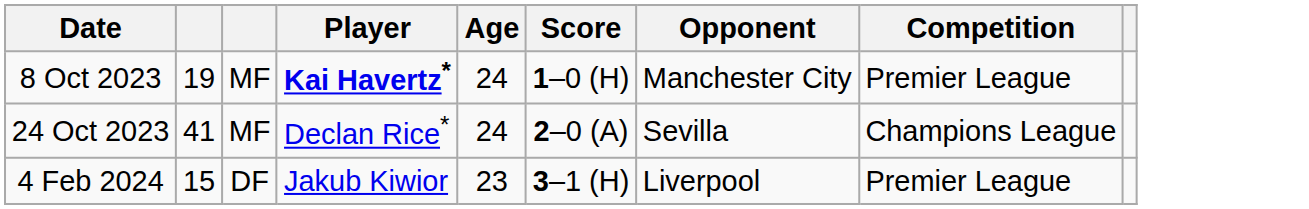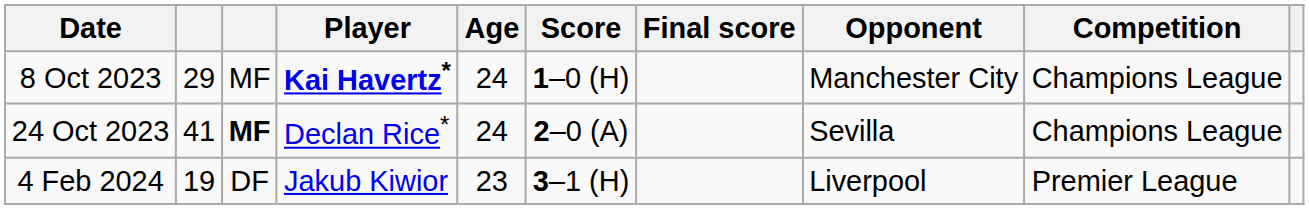+ column: (719, 28)
(199, 78) 19 -> (199, 78) 29
(968, 78) Premier League -> (1157, 78) Champions League
(250, 131) normal -> (250, 131) bold
(199, 181) 15 -> (199, 181) 19
